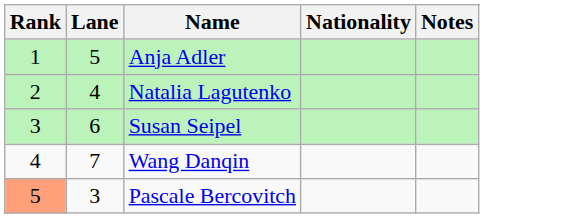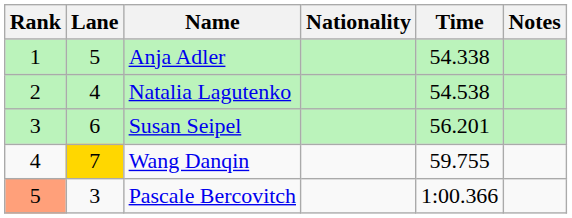+ column: (460, 21)
(95, 160) no background -> (95, 160) gold background
